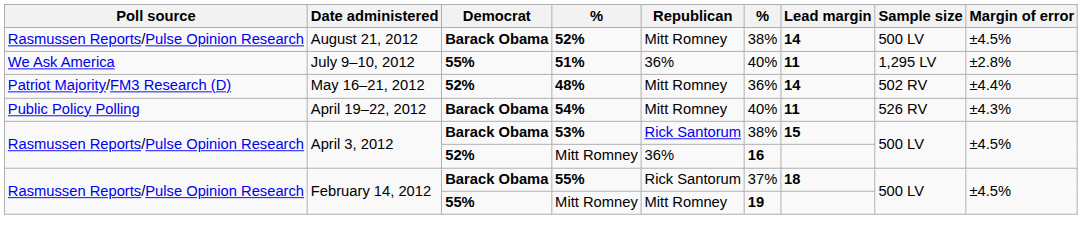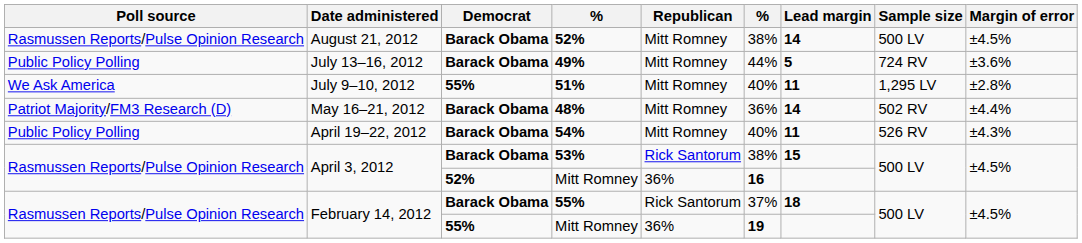+ row: (367, 62)
(659, 62) 36% -> (686, 86) Mitt Romney
(460, 86) 52% -> (497, 109) Barack Obama
(686, 202) Mitt Romney -> (659, 226) 36%
